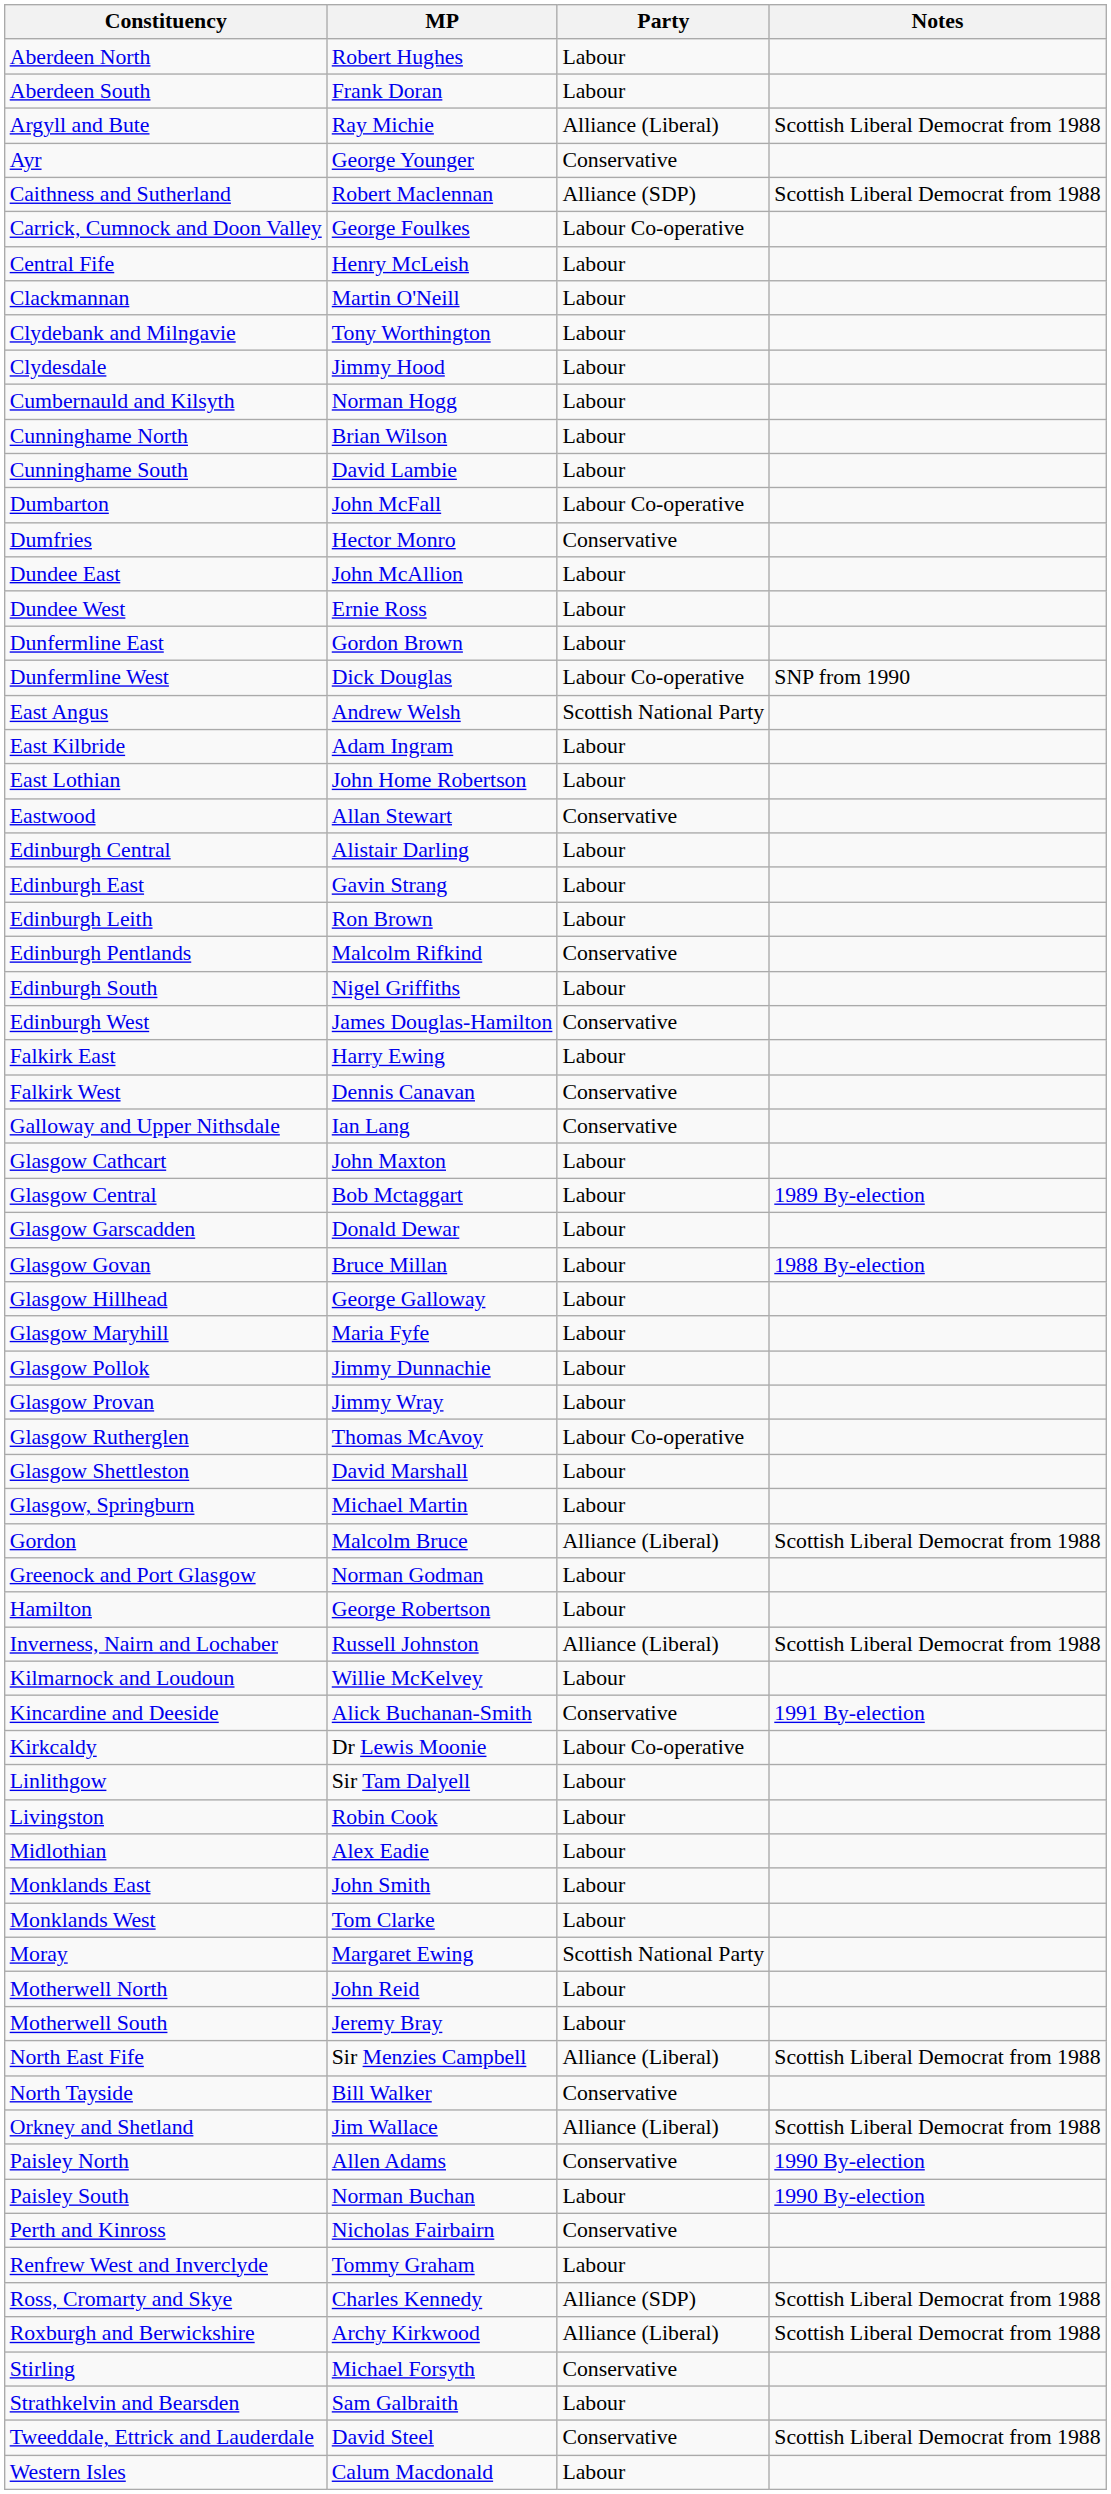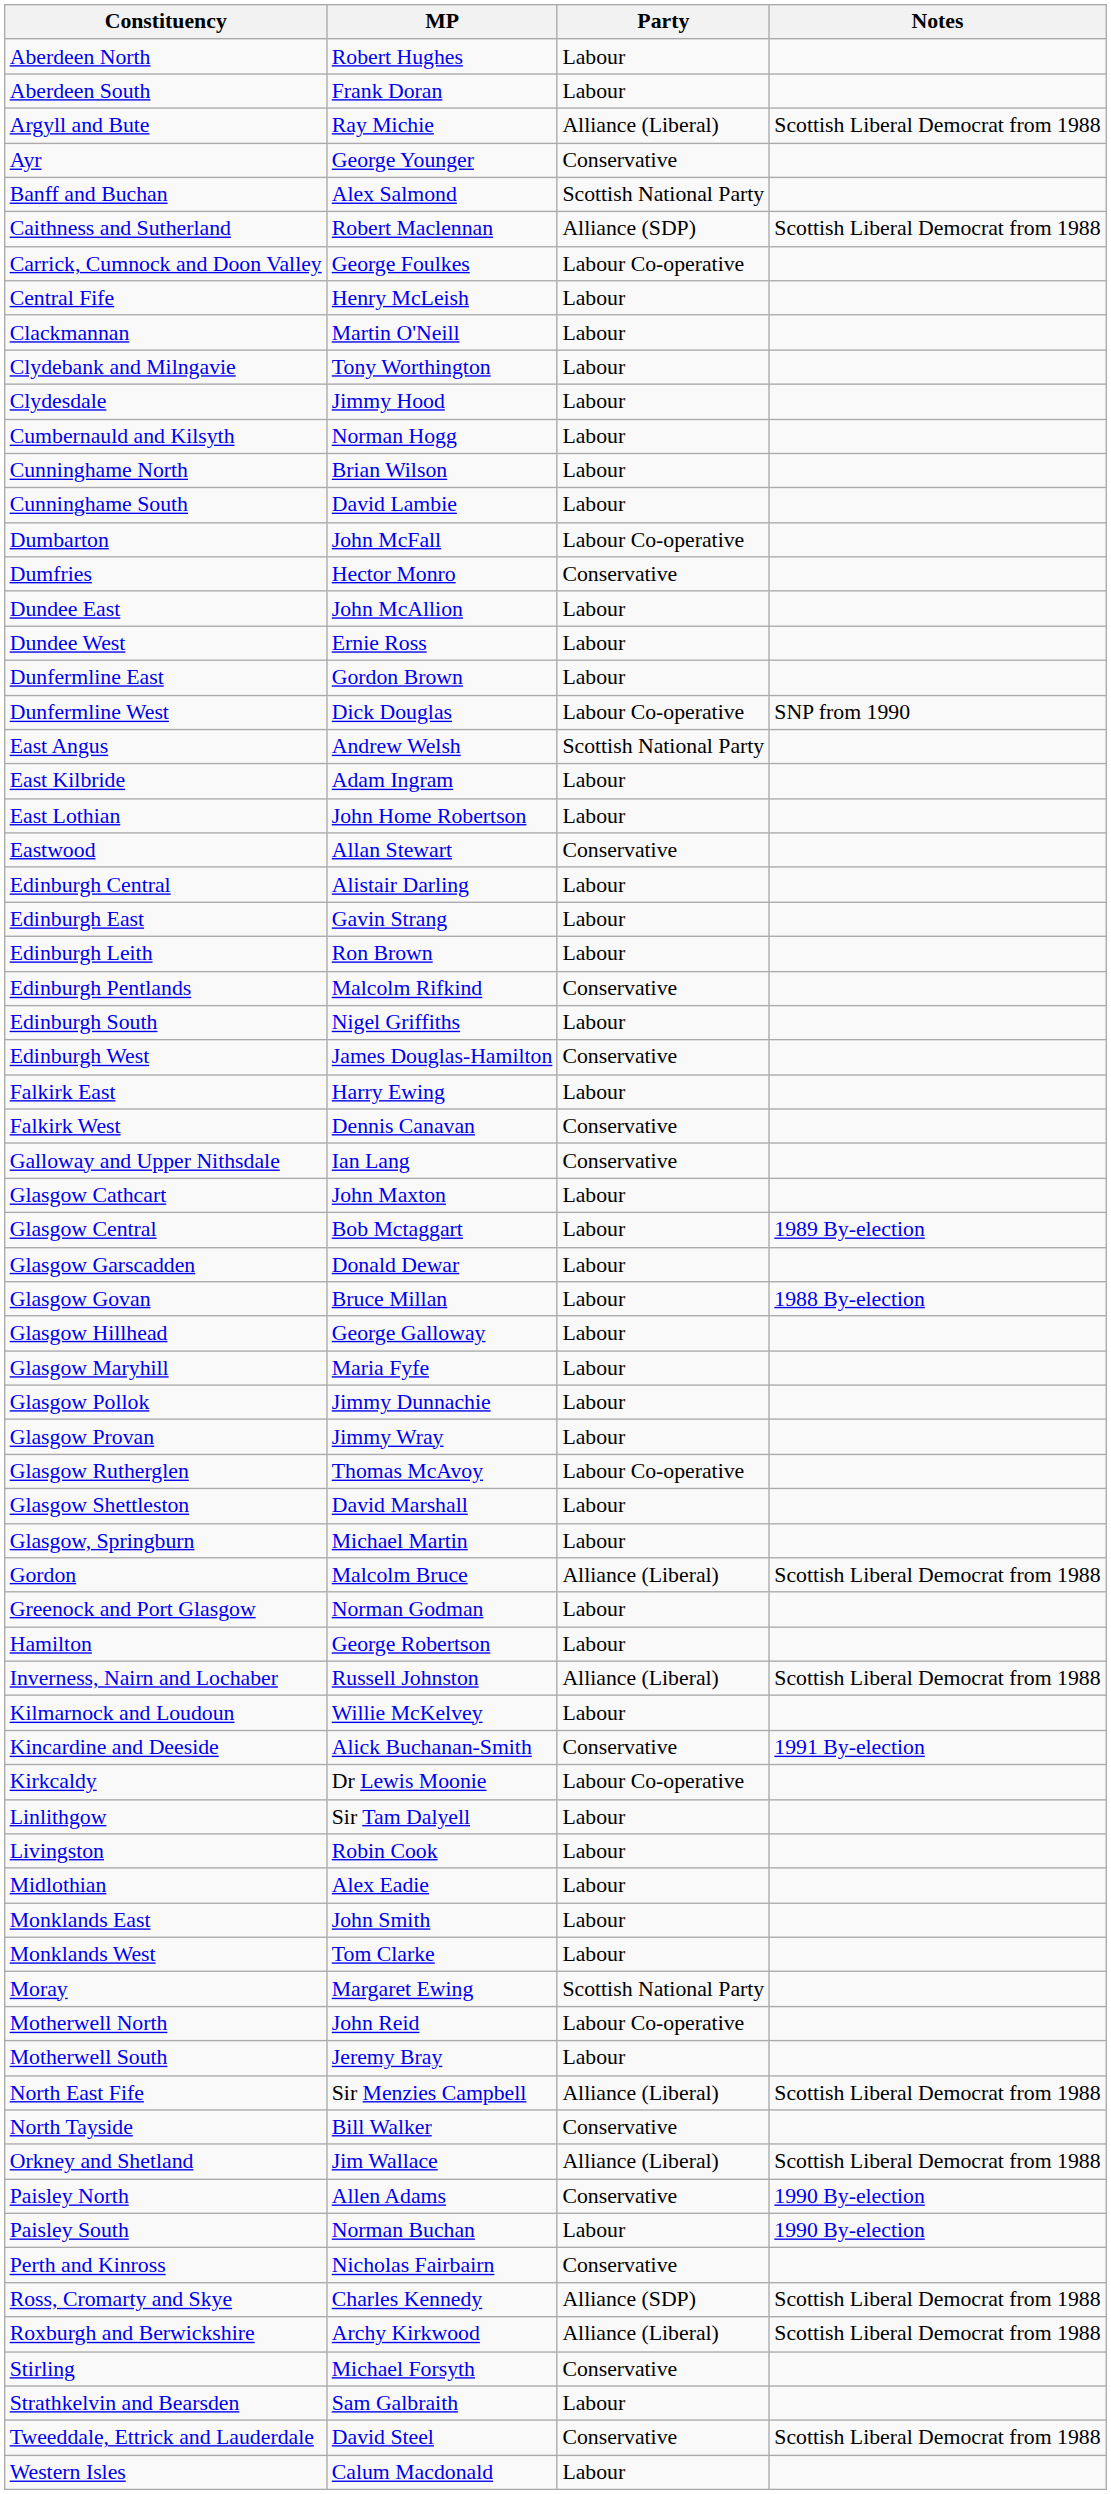+ row: (89, 194)
(594, 1988) Labour -> (653, 2023) Labour Co-operative
- row: (139, 2264)
